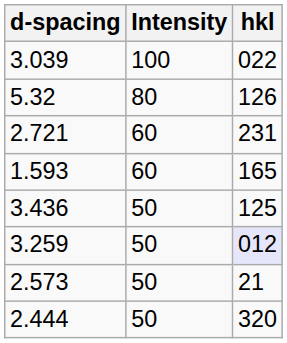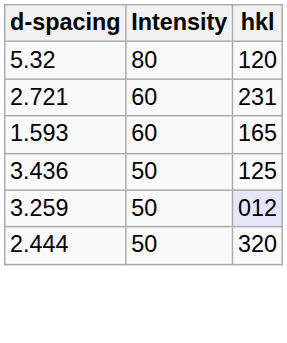- row: (39, 60)
(258, 97) 126 -> (258, 60) 120
- row: (39, 282)
